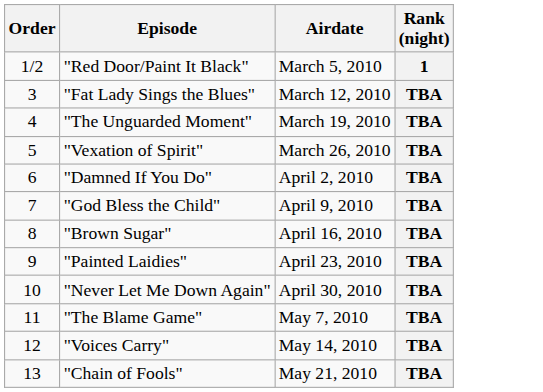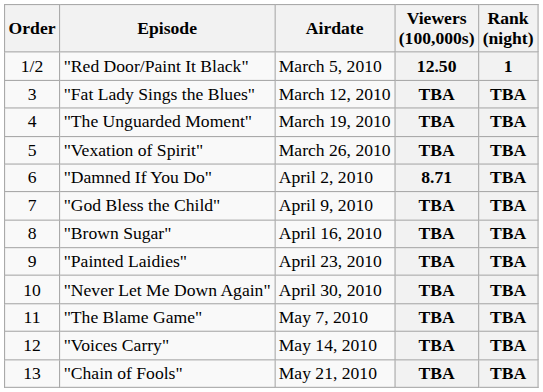+ column: (437, 28)
